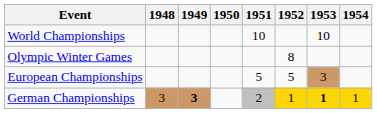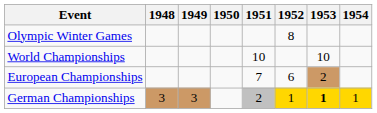rows swapped: (70, 56) <-> (66, 35)
(259, 77) 5 -> (259, 77) 7
(291, 77) 5 -> (291, 77) 6
(323, 77) 3 -> (323, 77) 2
(194, 98) bold -> (194, 98) normal
